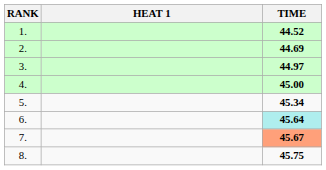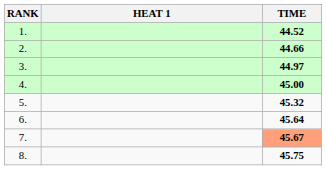(292, 49) 44.69 -> (292, 49) 44.66
(292, 102) 45.34 -> (292, 102) 45.32
(292, 120) paleturquoise background -> (292, 120) no background
